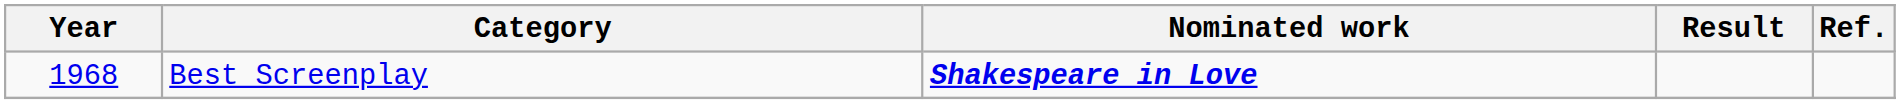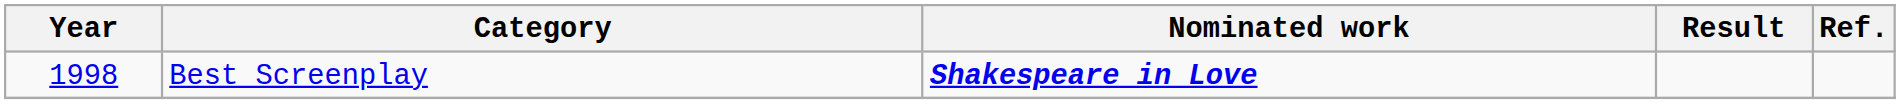(84, 75) 1968 -> (84, 75) 1998
